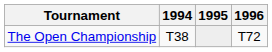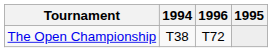columns swapped: (213, 15) <-> (249, 15)
